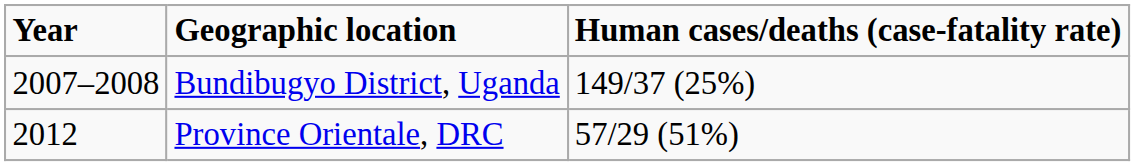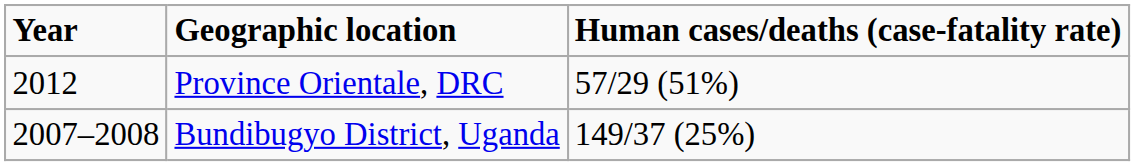rows swapped: (367, 82) <-> (339, 133)
